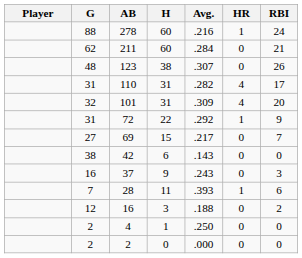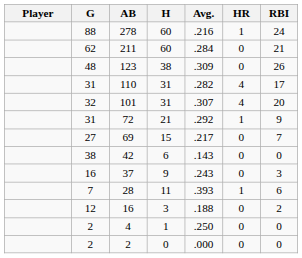(204, 66) .307 -> (204, 66) .309
(204, 102) .309 -> (204, 102) .307
(166, 119) 22 -> (166, 119) 21
